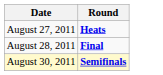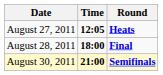+ column: (92, 12)
